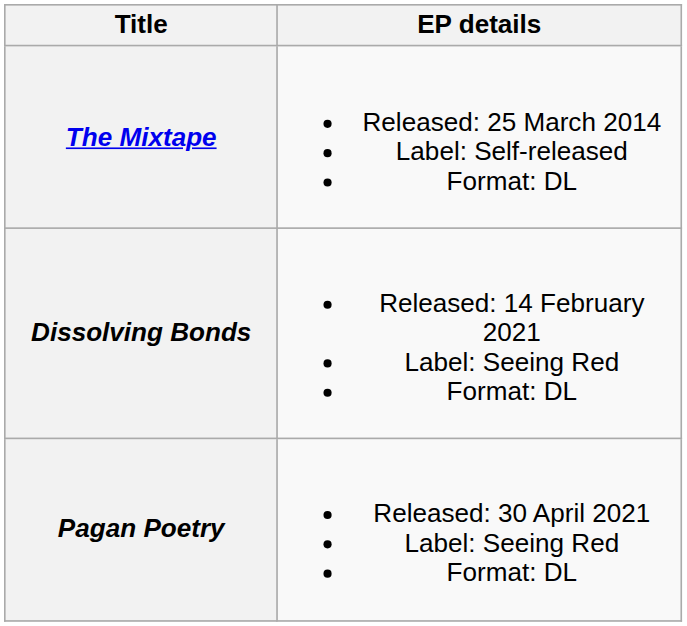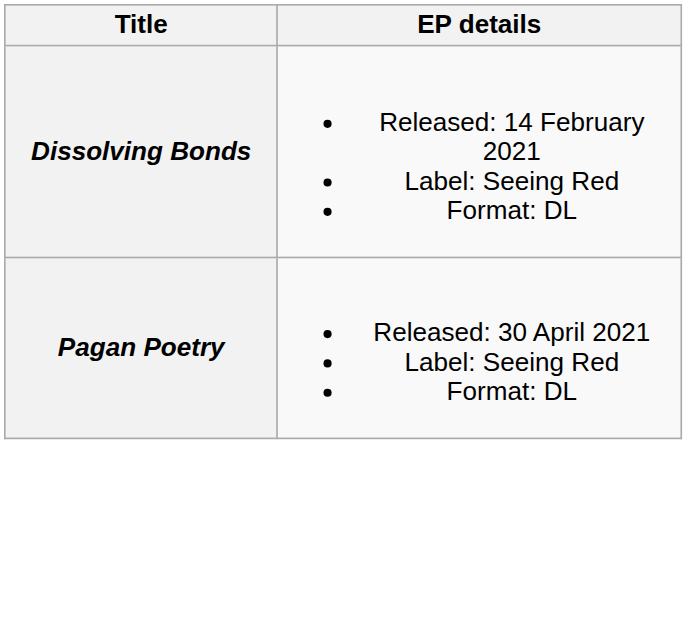- row: (141, 136)
